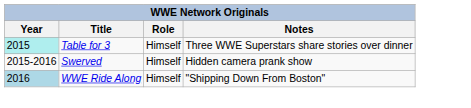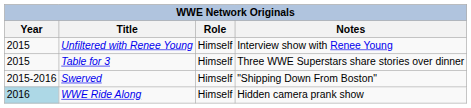+ row: (127, 45)
(18, 45) paleturquoise background -> (18, 62) no background
(249, 62) Hidden camera prank show -> (307, 78) "Shipping Down From Boston"
(255, 78) "Shipping Down From Boston" -> (300, 95) Hidden camera prank show
